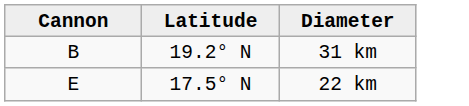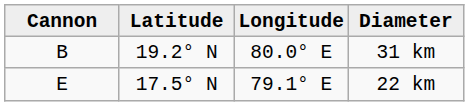+ column: (291, 21)
